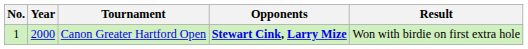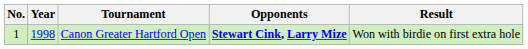(43, 34) 2000 -> (43, 34) 1998
